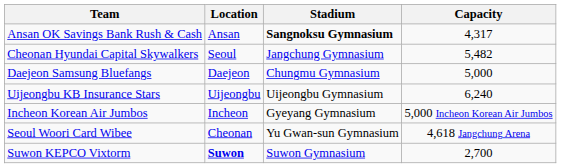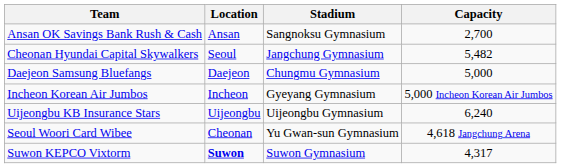(330, 34) bold -> (326, 34) normal
(479, 34) 4,317 -> (479, 34) 2,700
rows swapped: (84, 93) <-> (77, 113)
(479, 152) 2,700 -> (479, 152) 4,317
